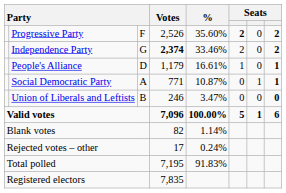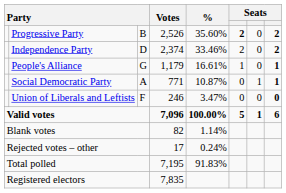(142, 33) F -> (143, 33) B
(143, 49) G -> (143, 49) D
(172, 49) bold -> (172, 49) normal
(143, 66) D -> (143, 66) G
(143, 98) B -> (142, 98) F
